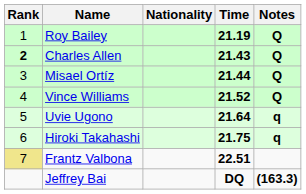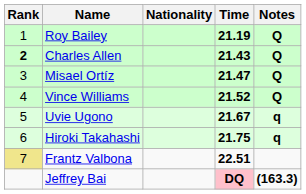(234, 76) 21.44 -> (234, 76) 21.47
(234, 117) 21.64 -> (234, 117) 21.67
(234, 179) no background -> (234, 179) pink background
